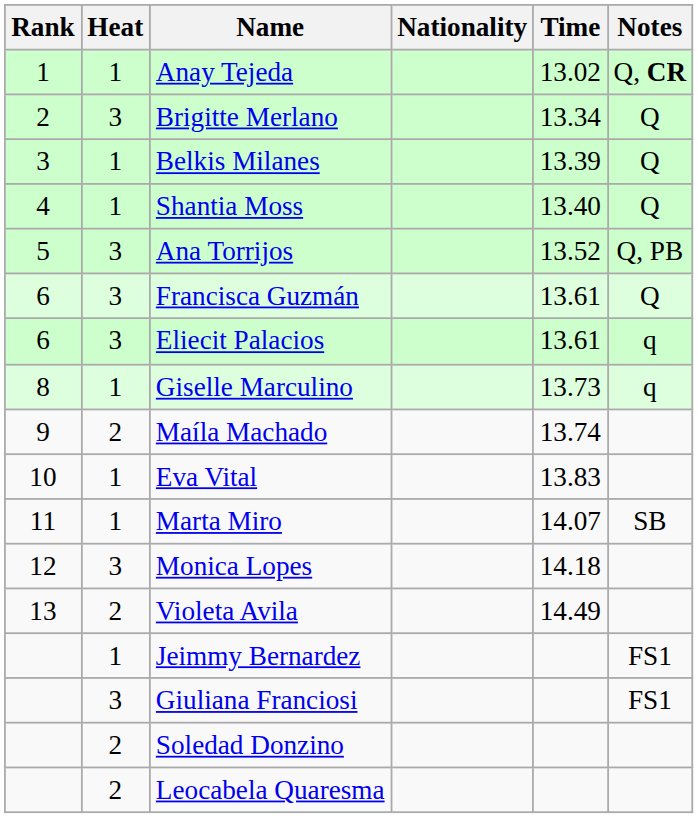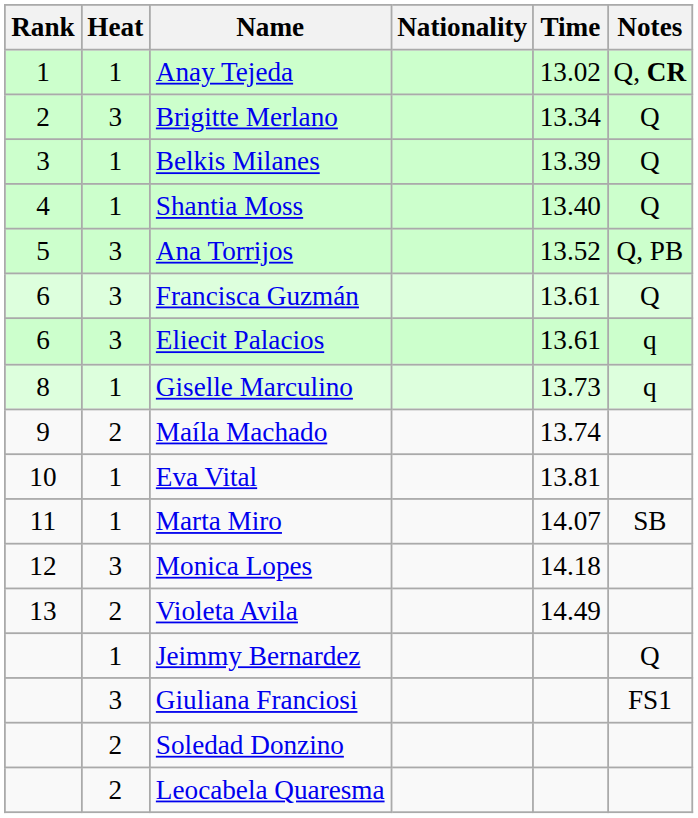(570, 475) 13.83 -> (570, 475) 13.81
(650, 655) FS1 -> (650, 655) Q
